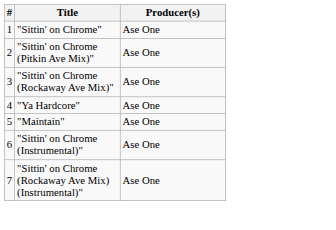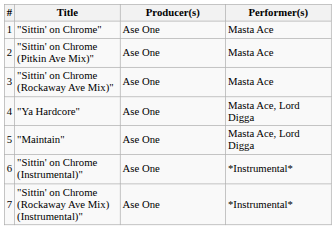+ column: (278, 13)
